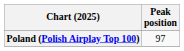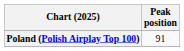(160, 38) 97 -> (160, 38) 91
